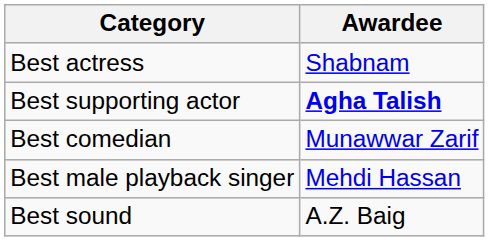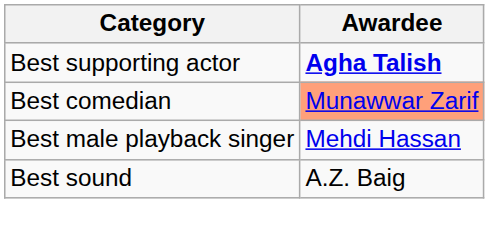- row: (77, 62)
(392, 139) no background -> (392, 100) lightsalmon background
